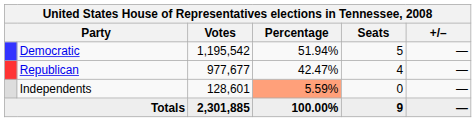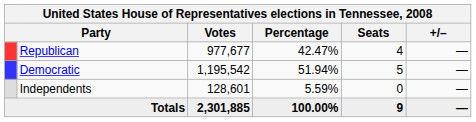rows swapped: (50, 51) <-> (49, 70)
(321, 89) lightsalmon background -> (321, 89) no background
